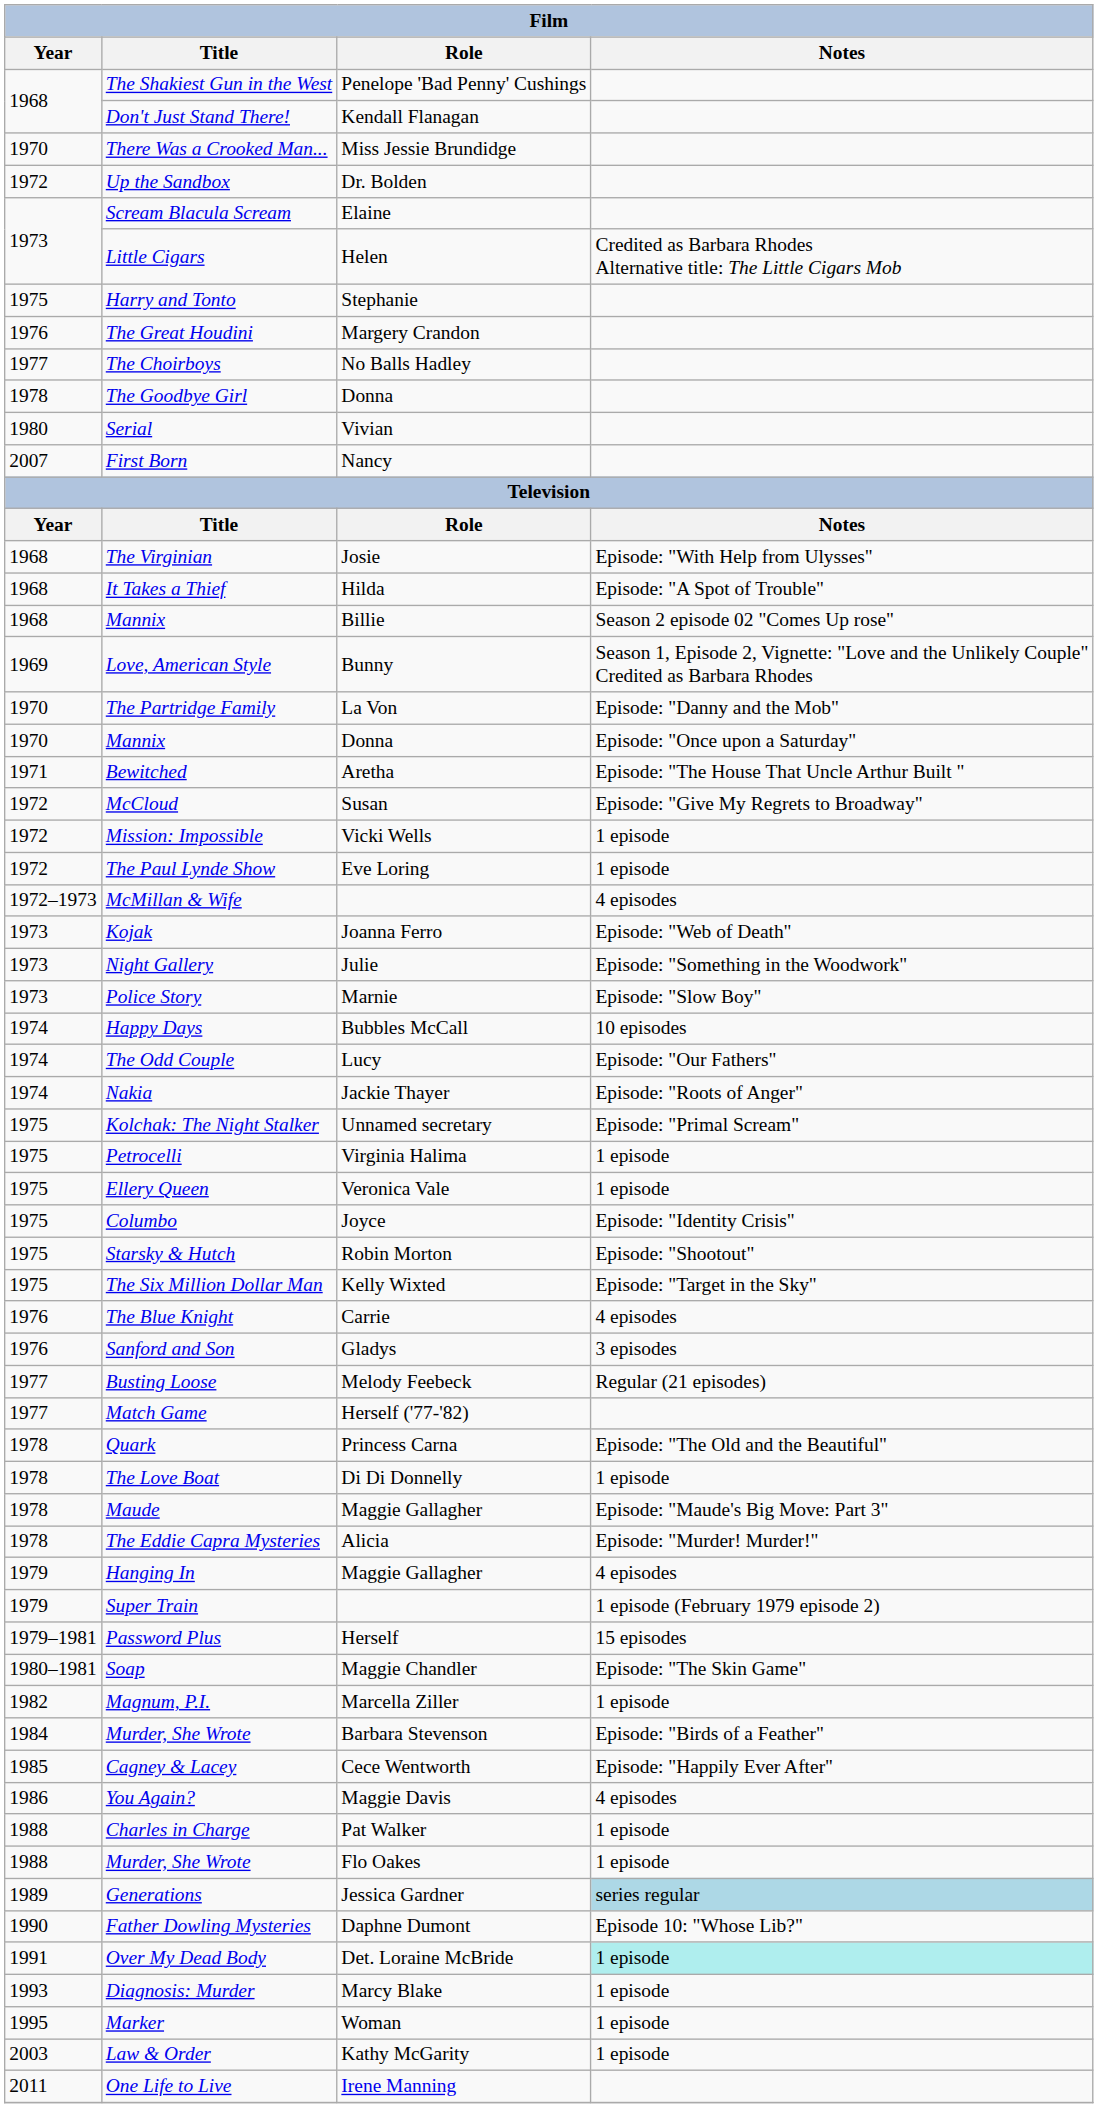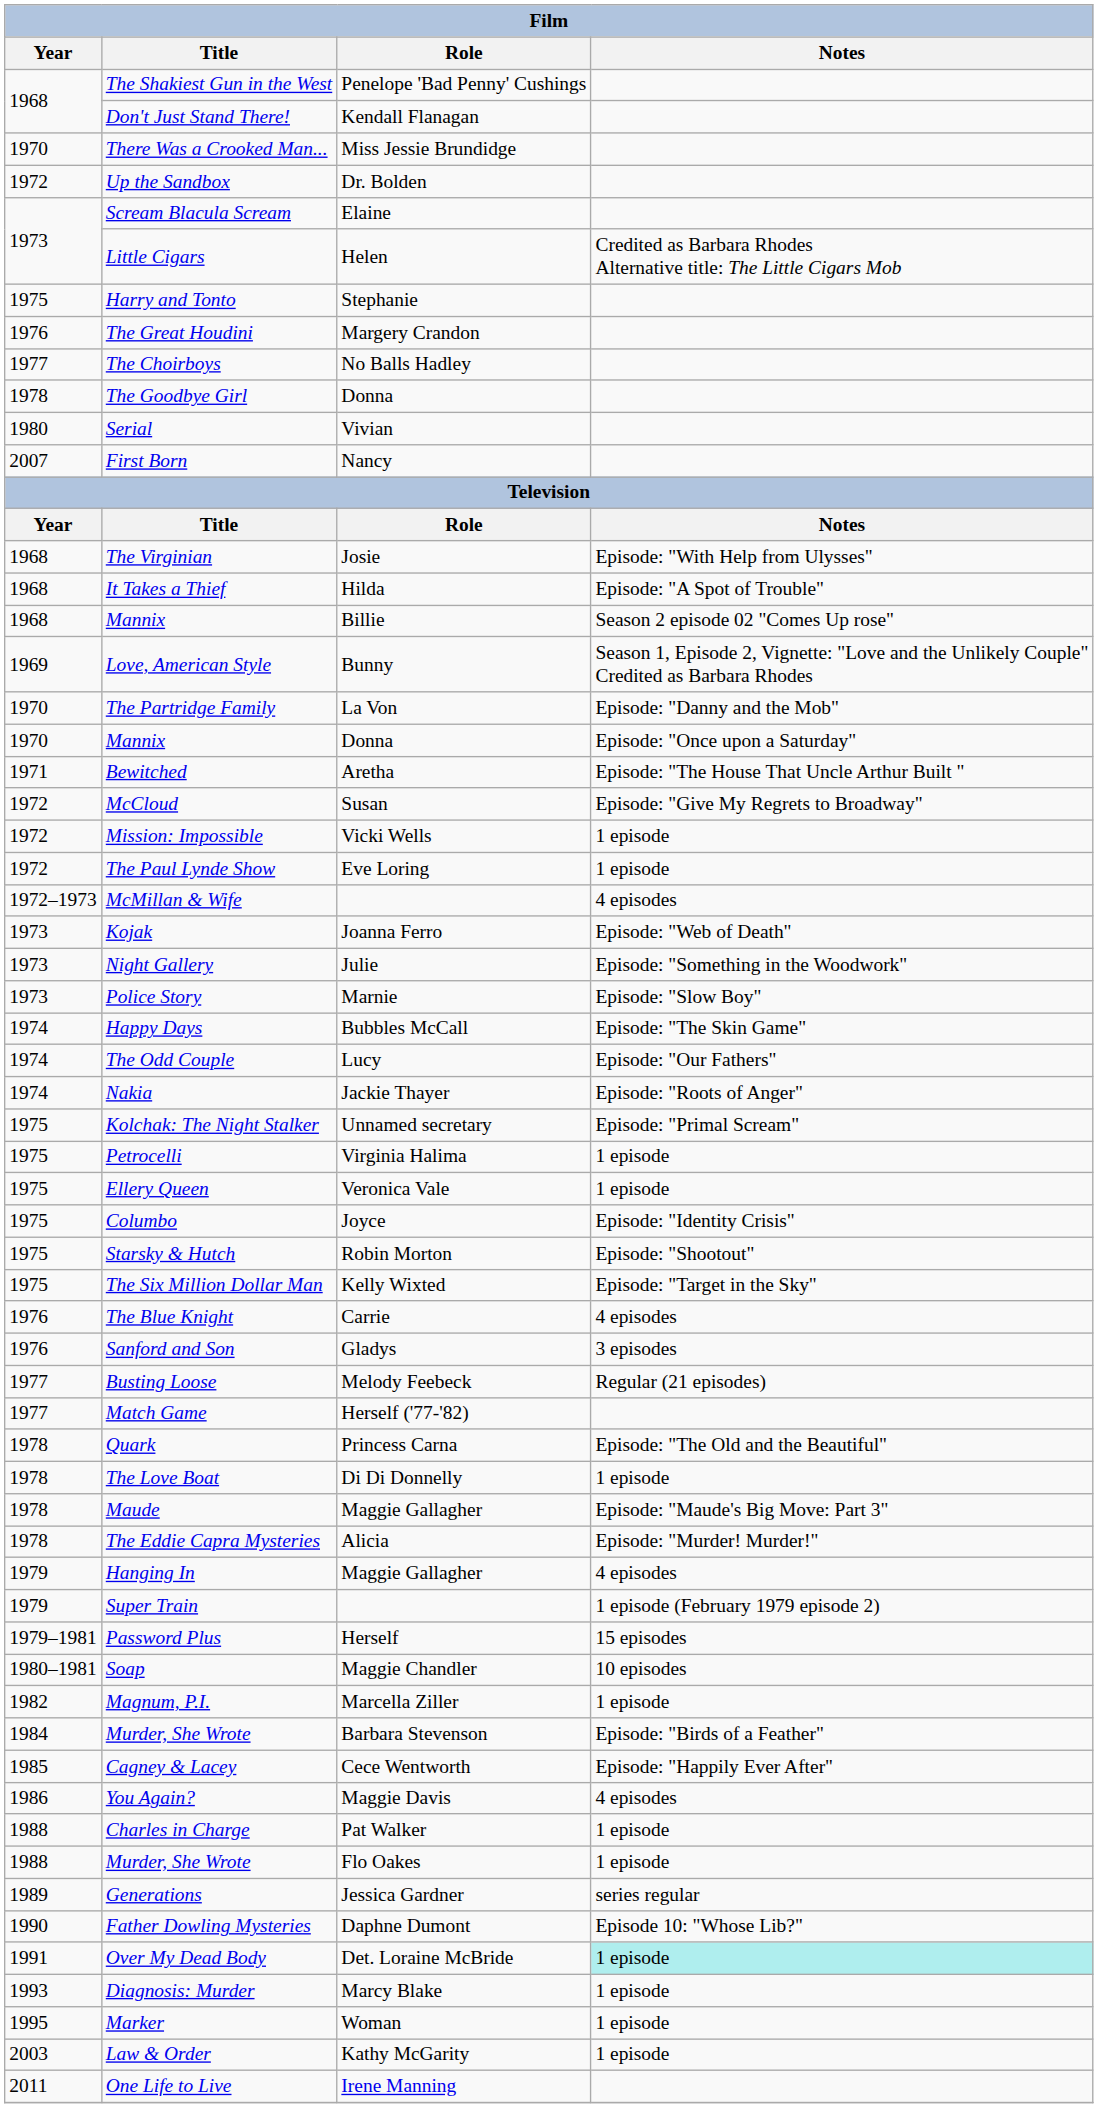(641, 1028) 10 episodes -> (701, 1028) Episode: "The Skin Game"
(701, 1669) Episode: "The Skin Game" -> (641, 1669) 10 episodes
(648, 1894) lightblue background -> (648, 1894) no background
